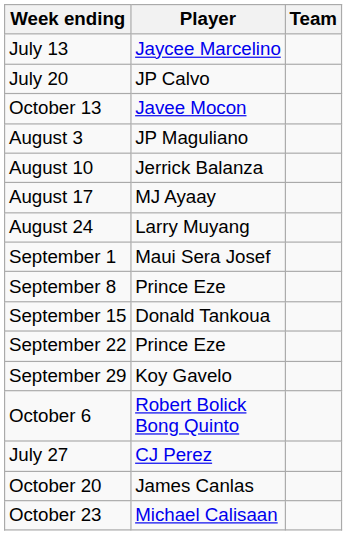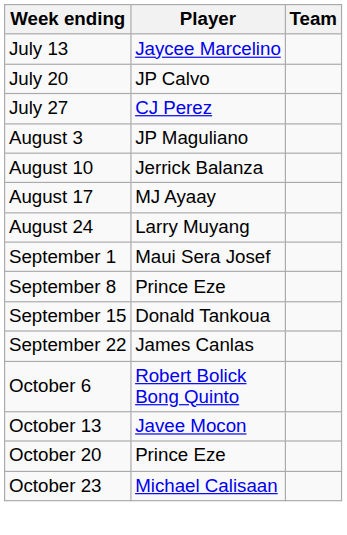rows swapped: (39, 456) <-> (55, 108)
(180, 345) Prince Eze -> (194, 345) James Canlas
- row: (68, 375)
(194, 485) James Canlas -> (180, 456) Prince Eze
